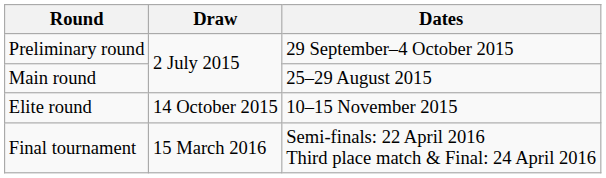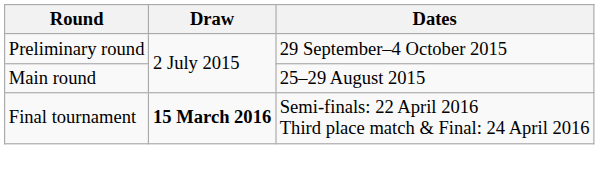- row: (50, 107)
(210, 147) normal -> (212, 117) bold
